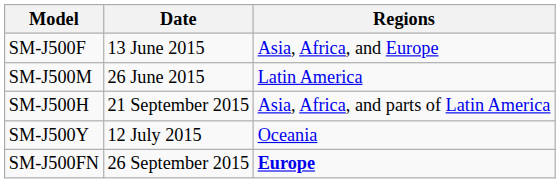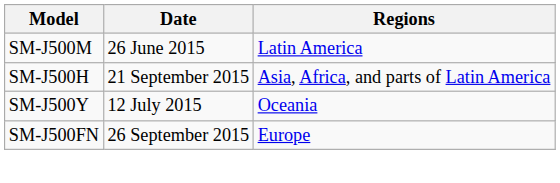- row: (47, 47)
(286, 163) bold -> (284, 134) normal
